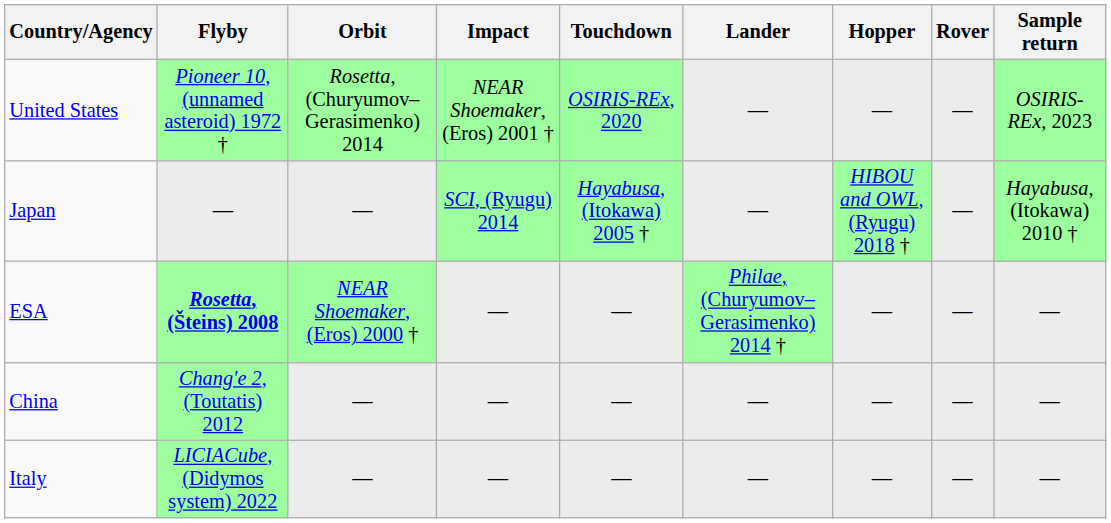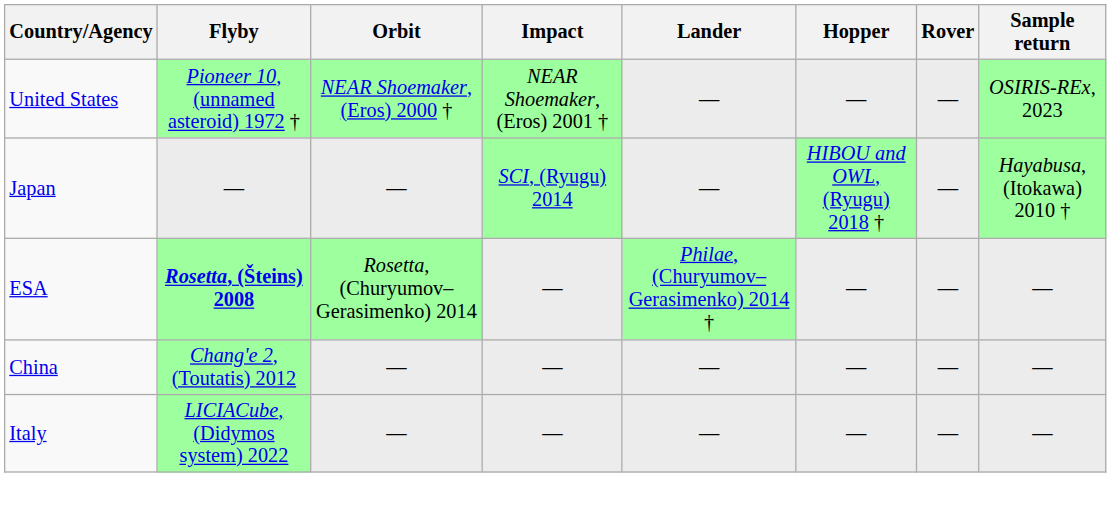- column: (621, 32)
(363, 109) Rosetta, (Churyumov–Gerasimenko) 2014 -> (396, 98) NEAR Shoemaker, (Eros) 2000 †
(363, 311) NEAR Shoemaker, (Eros) 2000 † -> (396, 288) Rosetta, (Churyumov–Gerasimenko) 2014
